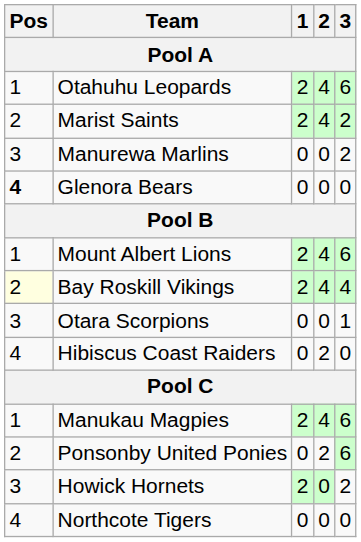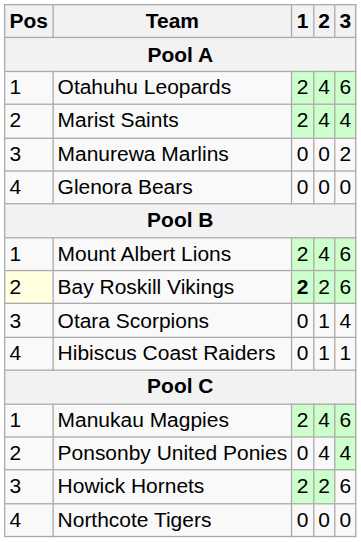(345, 120) 2 -> (345, 120) 4
(15, 187) bold -> (15, 187) normal
(303, 287) normal -> (303, 287) bold
(324, 287) 4 -> (324, 287) 2
(345, 287) 4 -> (345, 287) 6
(324, 320) 0 -> (324, 320) 1
(345, 320) 1 -> (345, 320) 4
(324, 353) 2 -> (324, 353) 1
(345, 353) 0 -> (345, 353) 1
(324, 453) 2 -> (324, 453) 4
(345, 453) 6 -> (345, 453) 4
(324, 486) 0 -> (324, 486) 2
(345, 486) 2 -> (345, 486) 6
